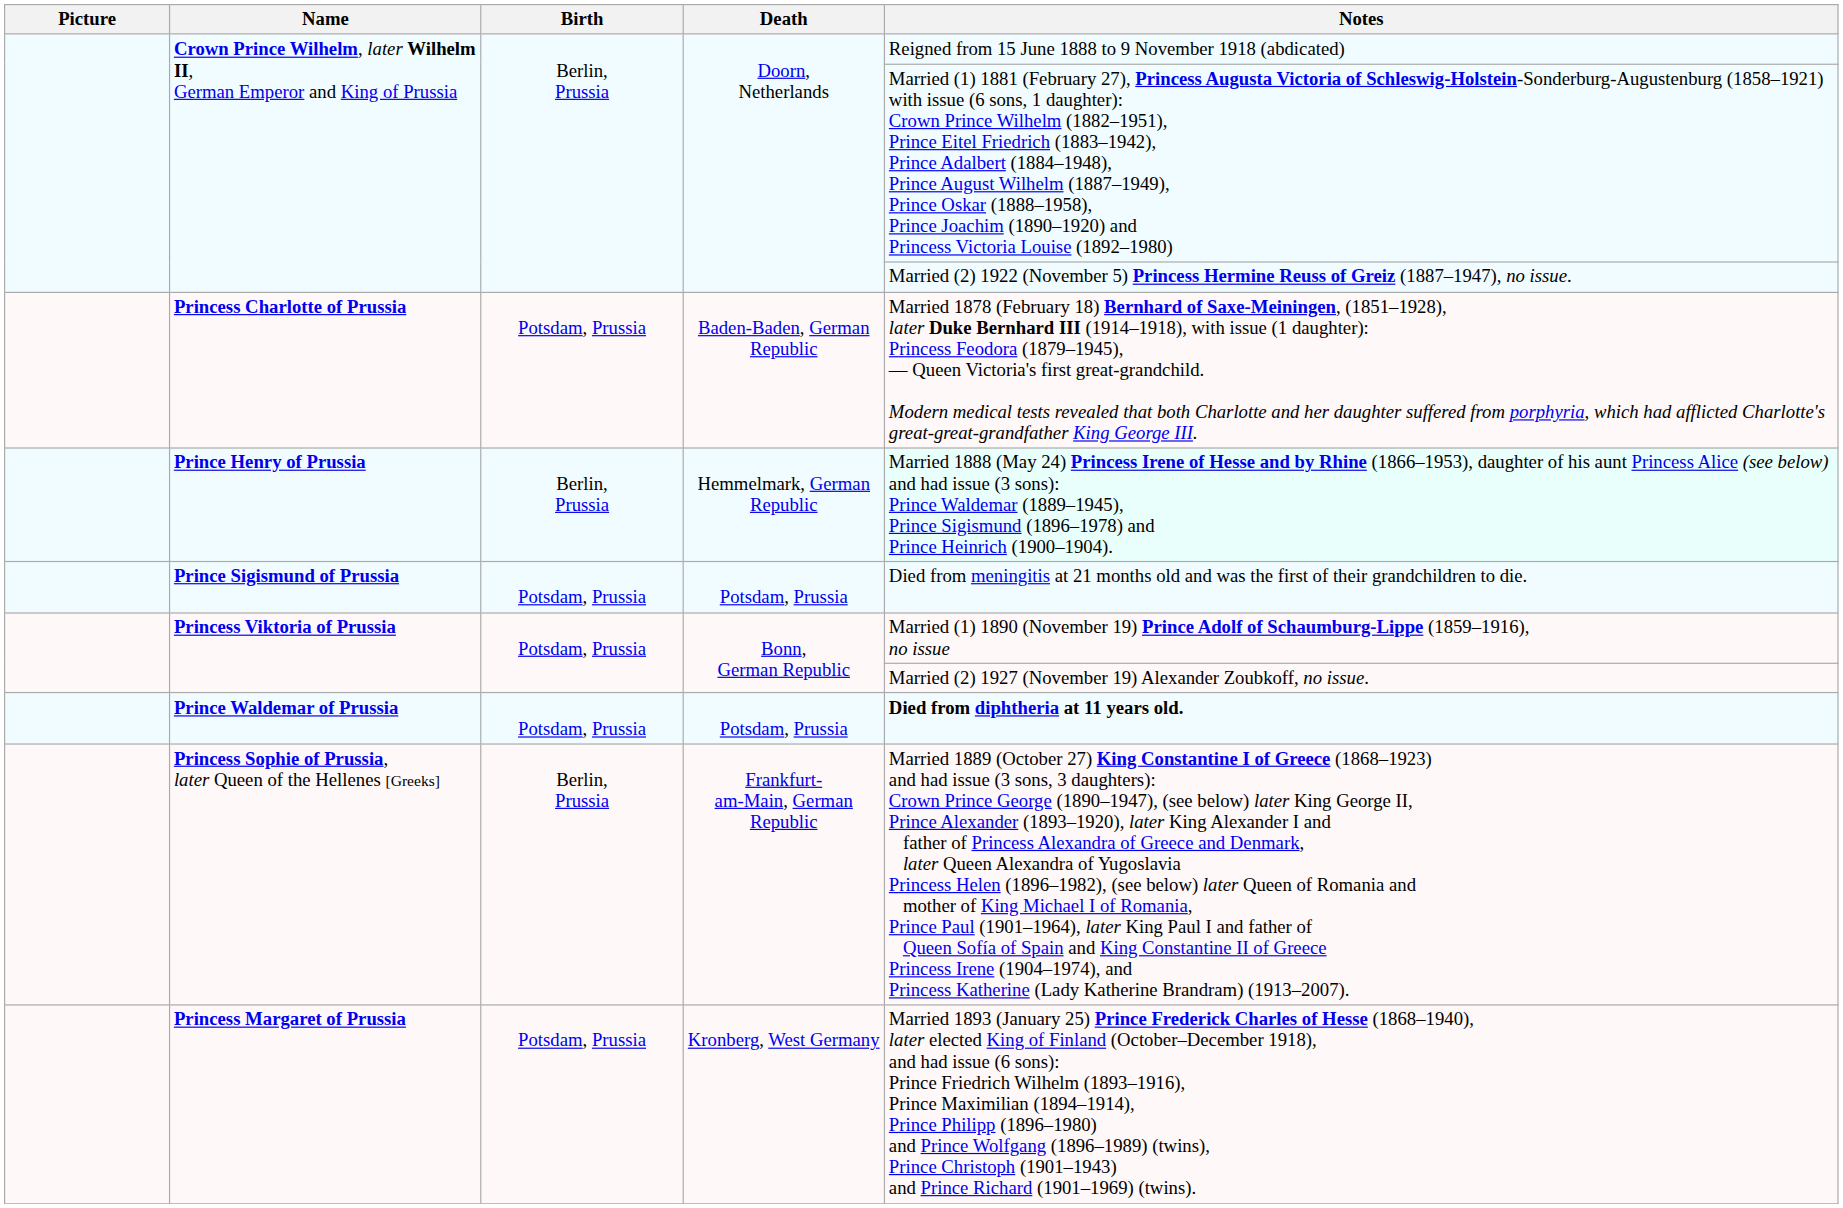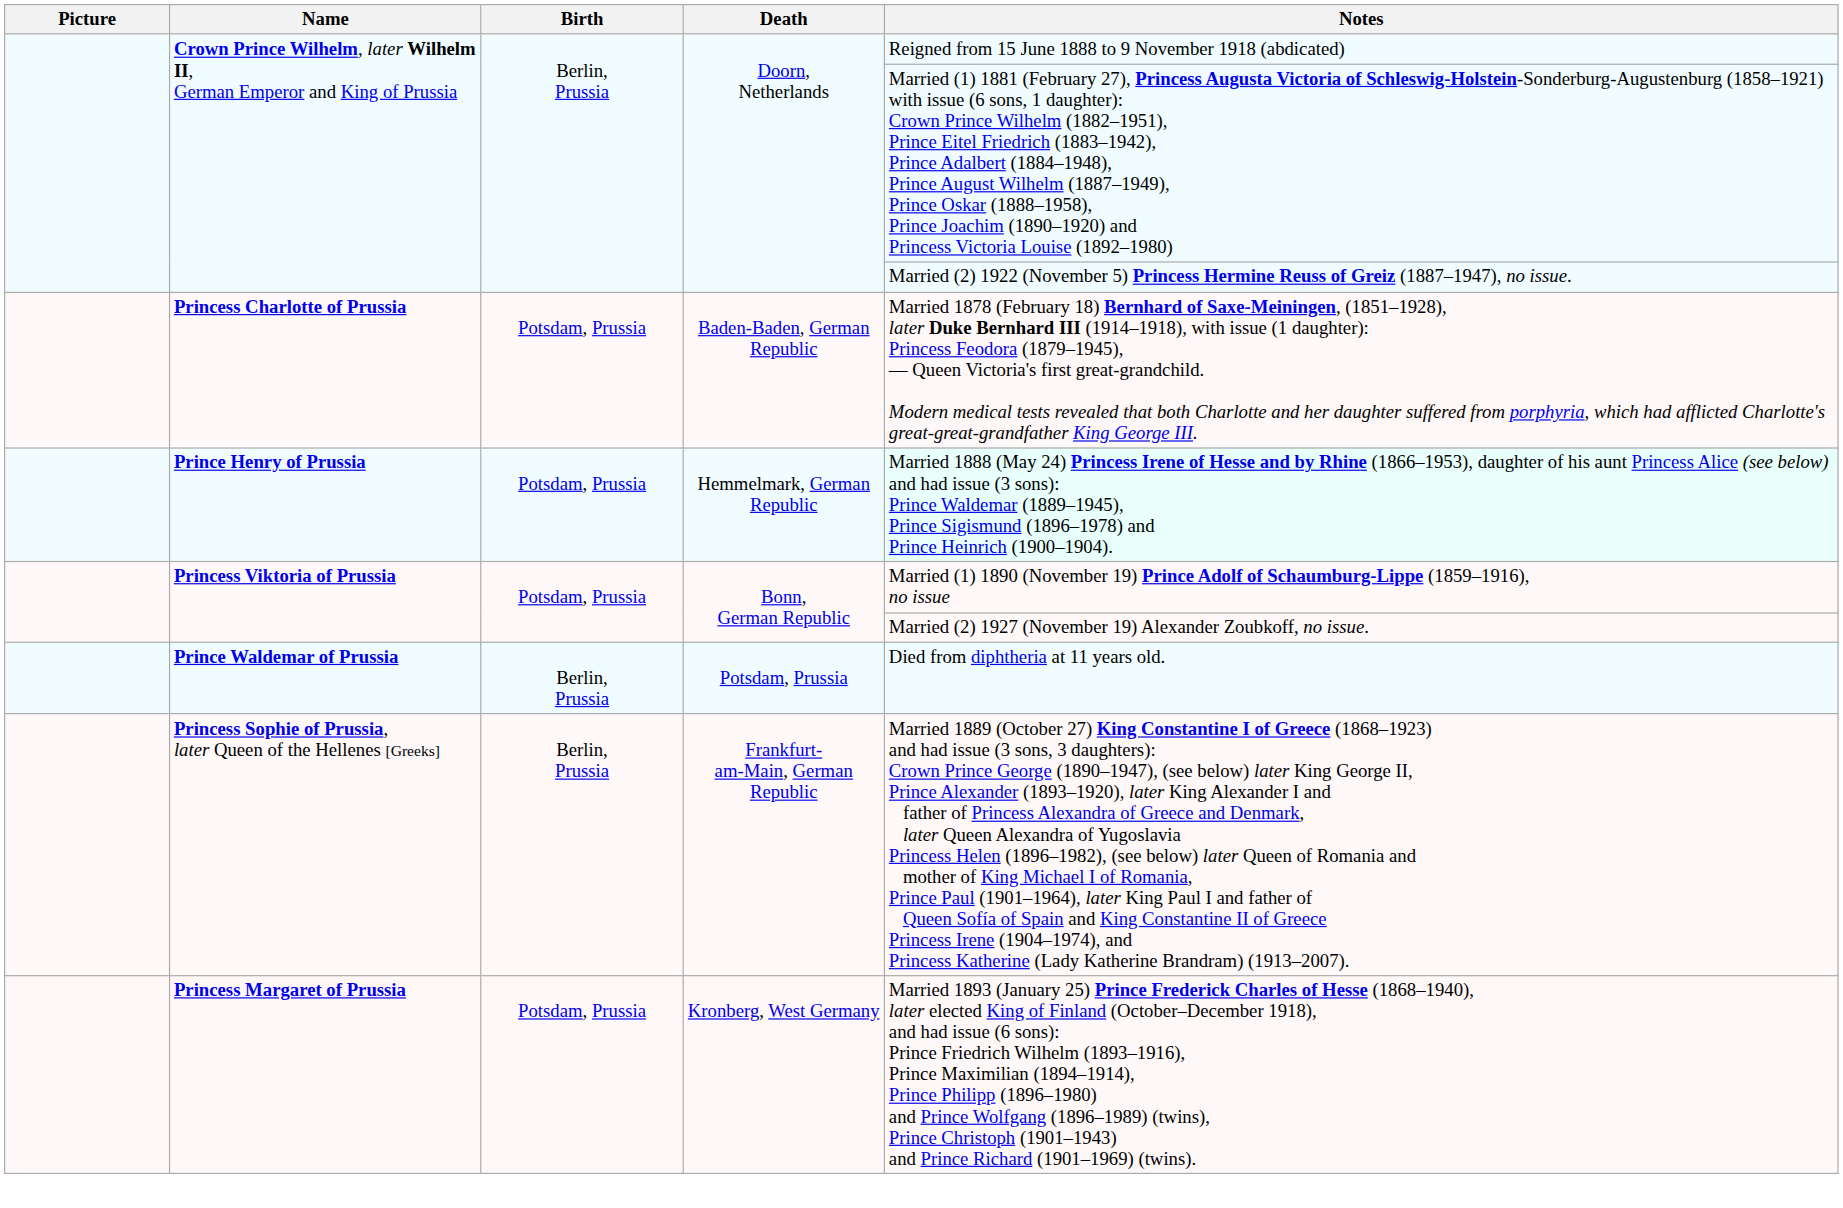(582, 494) Berlin, Prussia -> (582, 483) Potsdam, Prussia
- row: (286, 576)
(582, 728) Potsdam, Prussia -> (582, 688) Berlin, Prussia
(1036, 707) bold -> (1027, 656) normal
